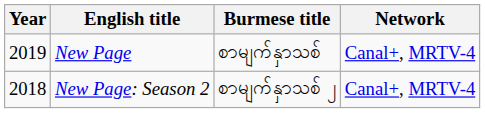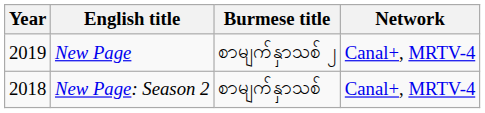(270, 51) စာမျက်နှာသစ် -> (277, 51) စာမျက်နှာသစ် ၂
(277, 88) စာမျက်နှာသစ် ၂ -> (270, 88) စာမျက်နှာသစ်
